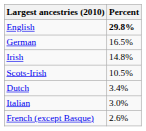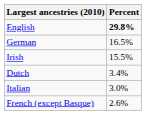(121, 58) 14.8% -> (121, 58) 15.5%
- row: (26, 73)
